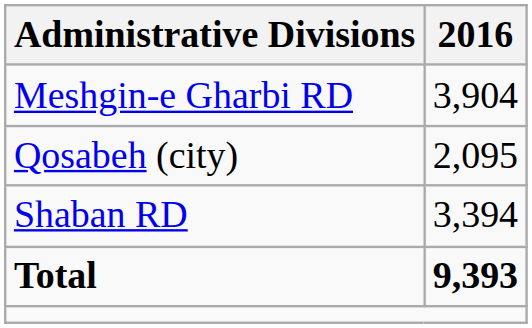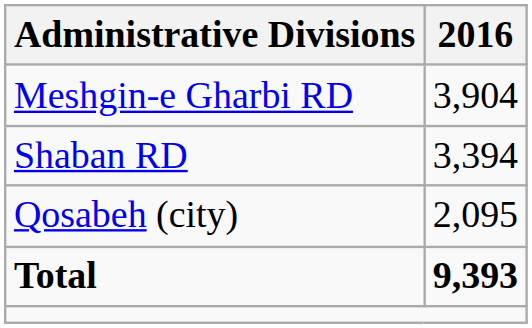rows swapped: (101, 214) <-> (126, 154)
